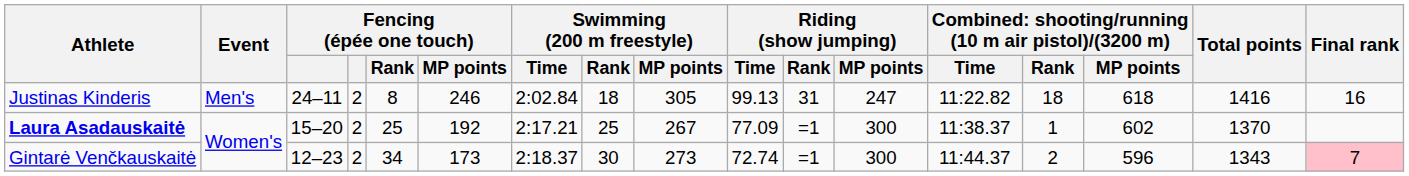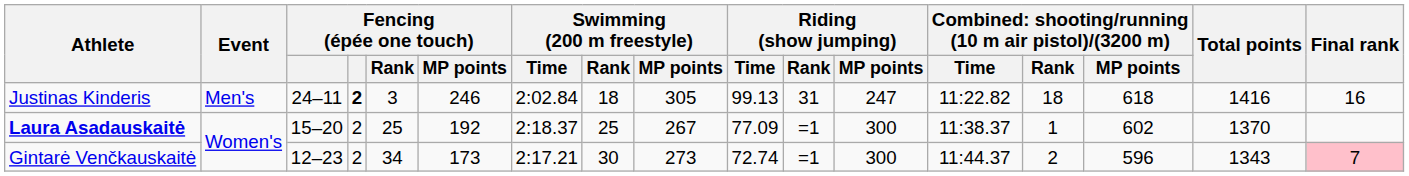(357, 98) normal -> (357, 98) bold
(392, 98) 8 -> (392, 98) 3
(547, 128) 2:17.21 -> (547, 128) 2:18.37
(547, 157) 2:18.37 -> (547, 157) 2:17.21
